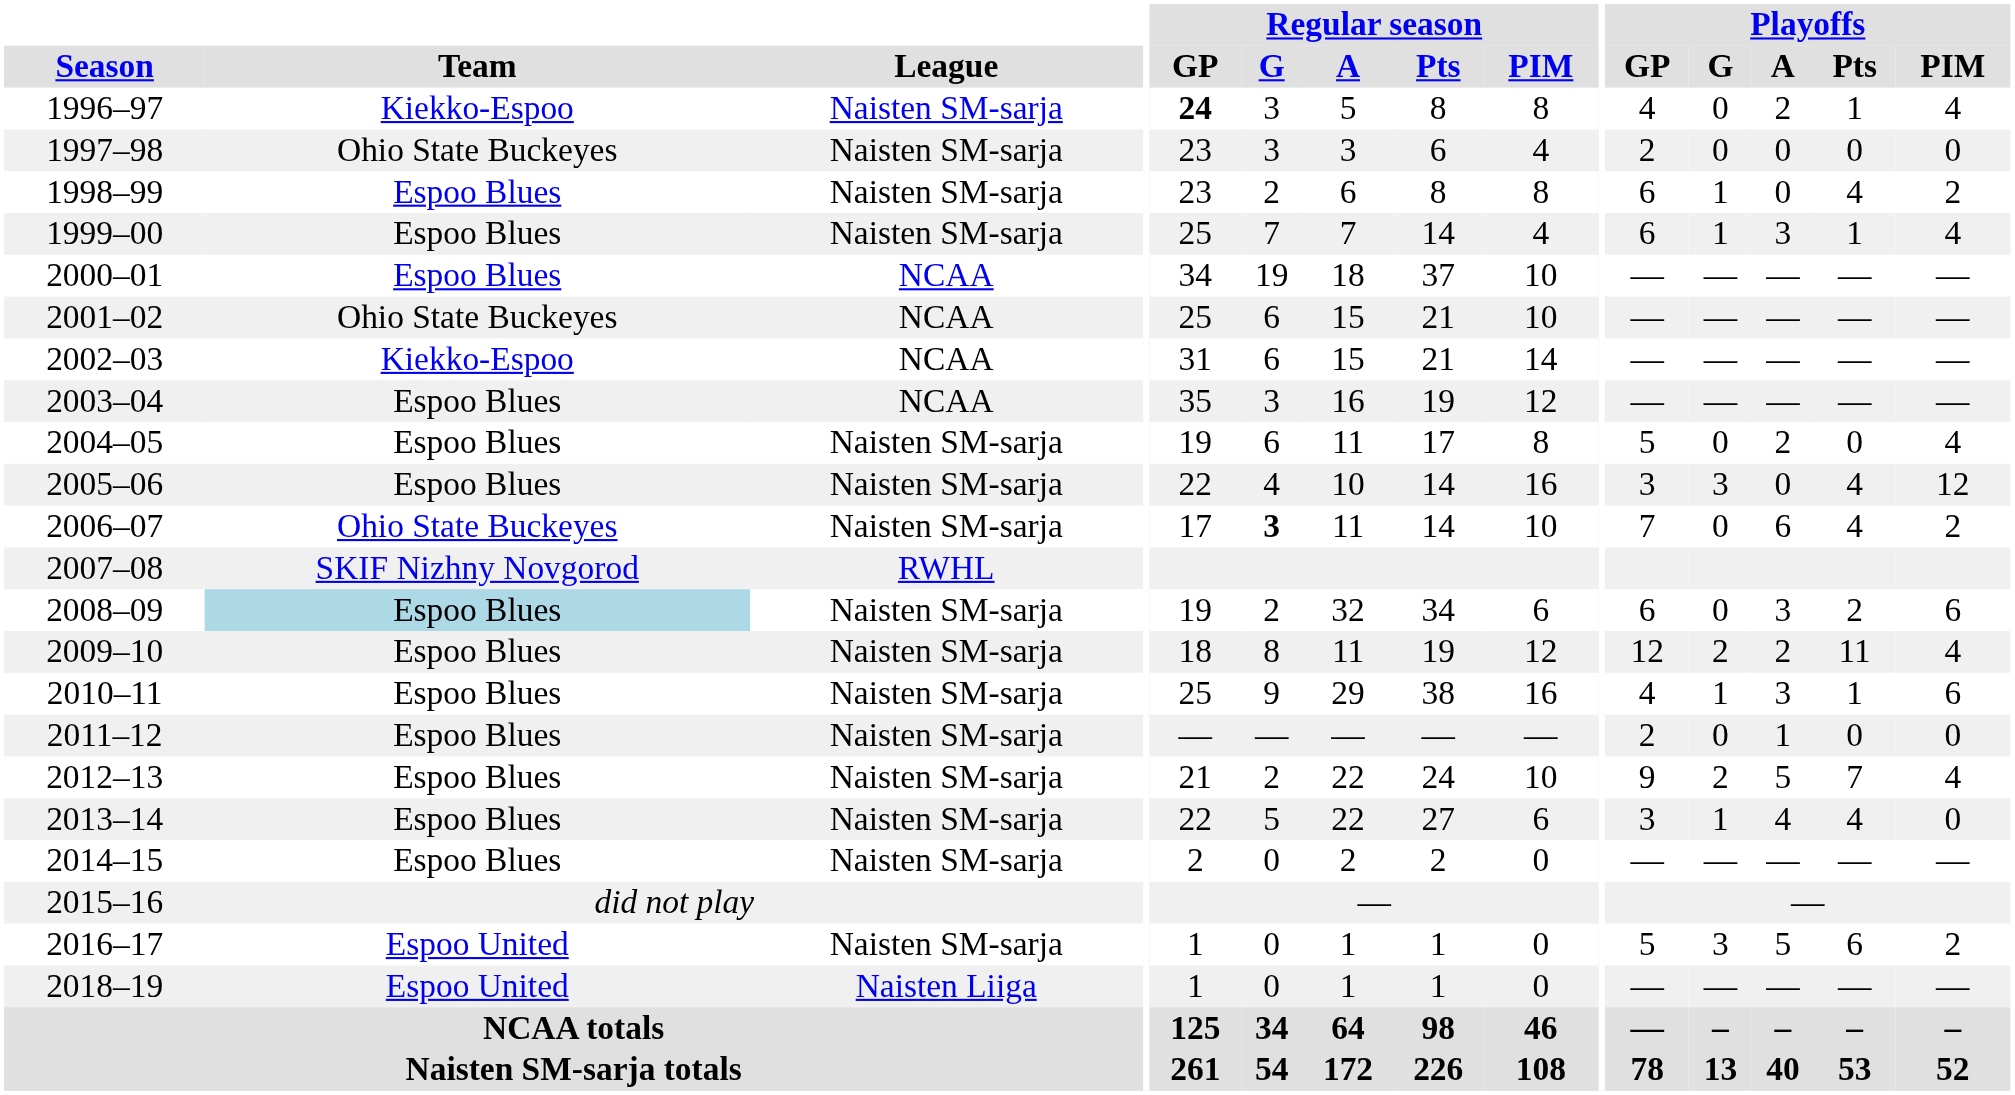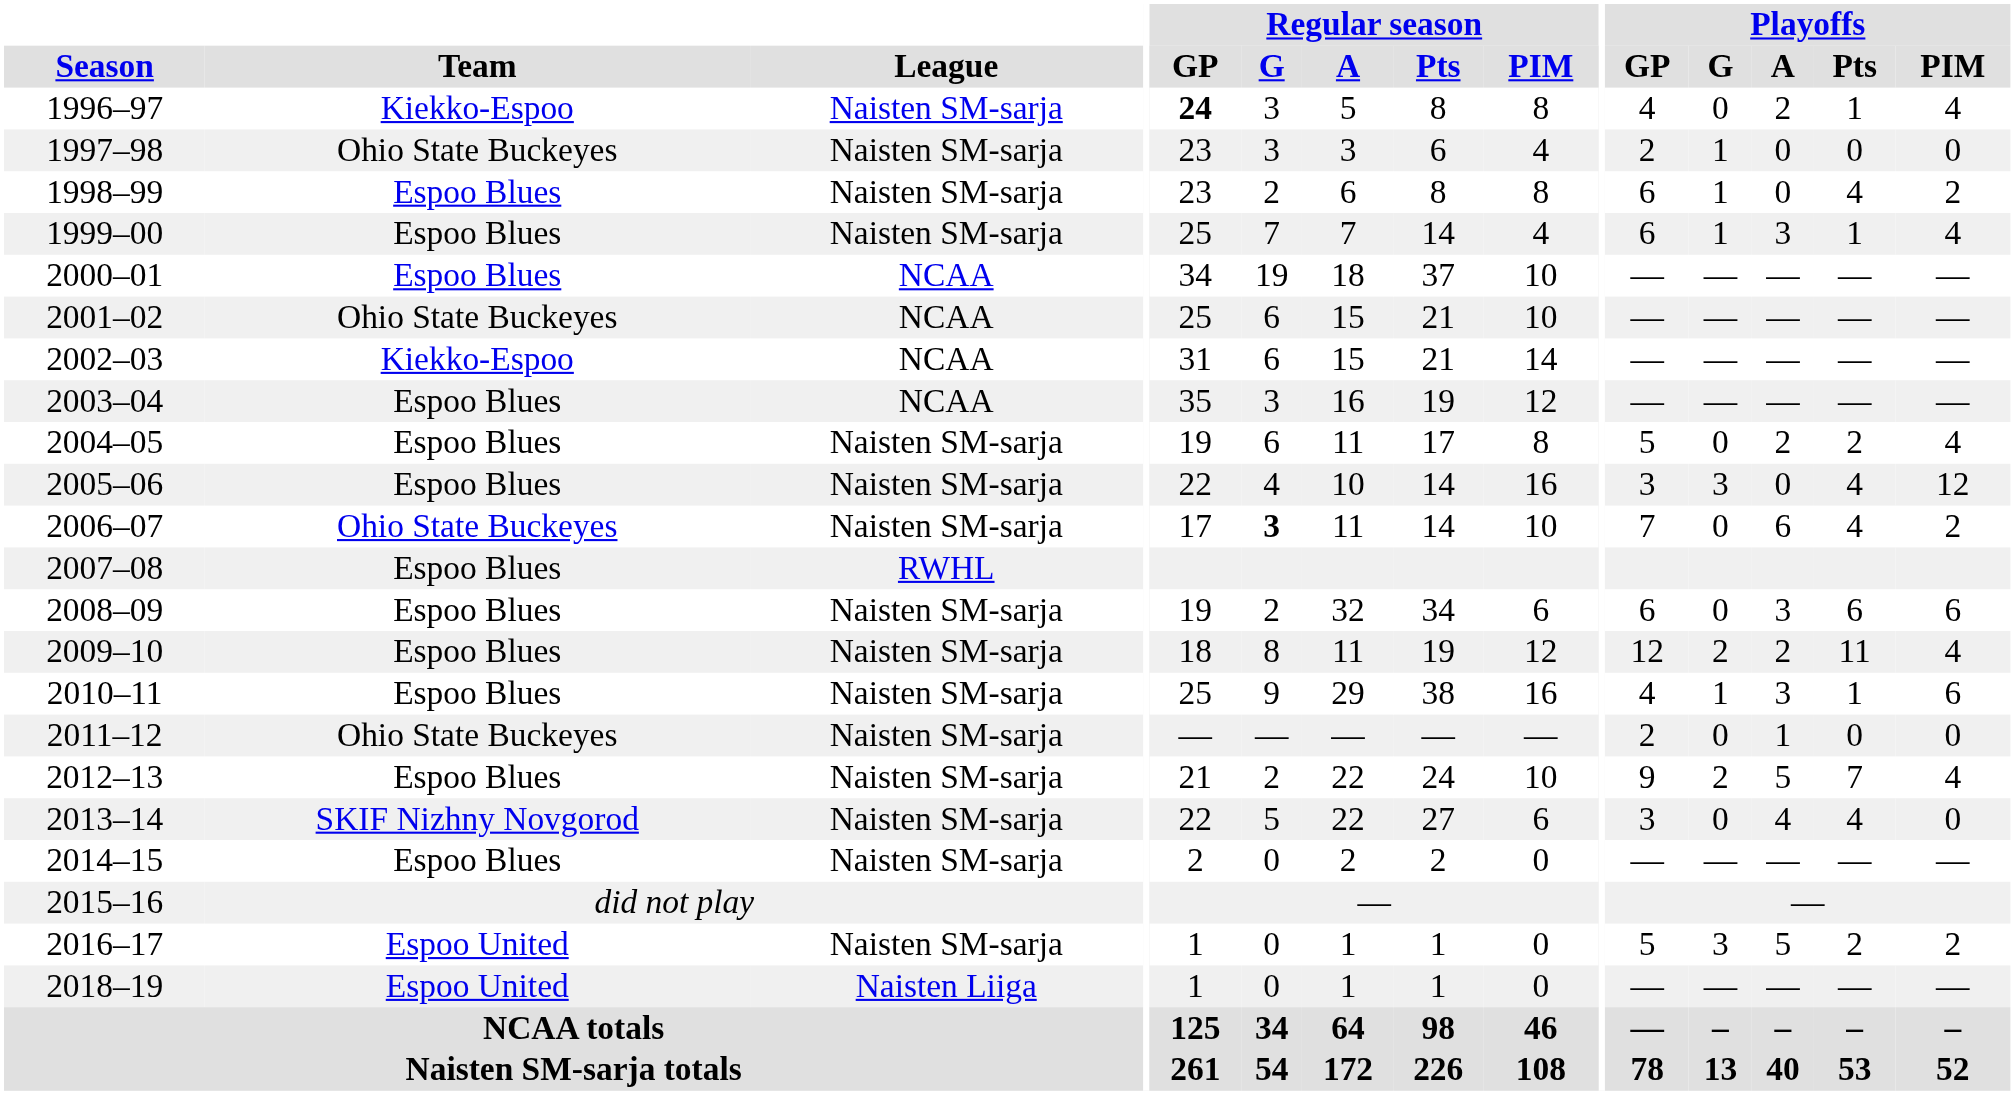(1720, 149) 0 -> (1720, 149) 1
(1855, 442) 0 -> (1855, 442) 2
(477, 567) SKIF Nizhny Novgorod -> (477, 567) Espoo Blues
(477, 609) lightblue background -> (477, 609) no background
(1855, 609) 2 -> (1855, 609) 6
(477, 734) Espoo Blues -> (477, 734) Ohio State Buckeyes
(477, 818) Espoo Blues -> (477, 818) SKIF Nizhny Novgorod
(1720, 818) 1 -> (1720, 818) 0
(1855, 943) 6 -> (1855, 943) 2
